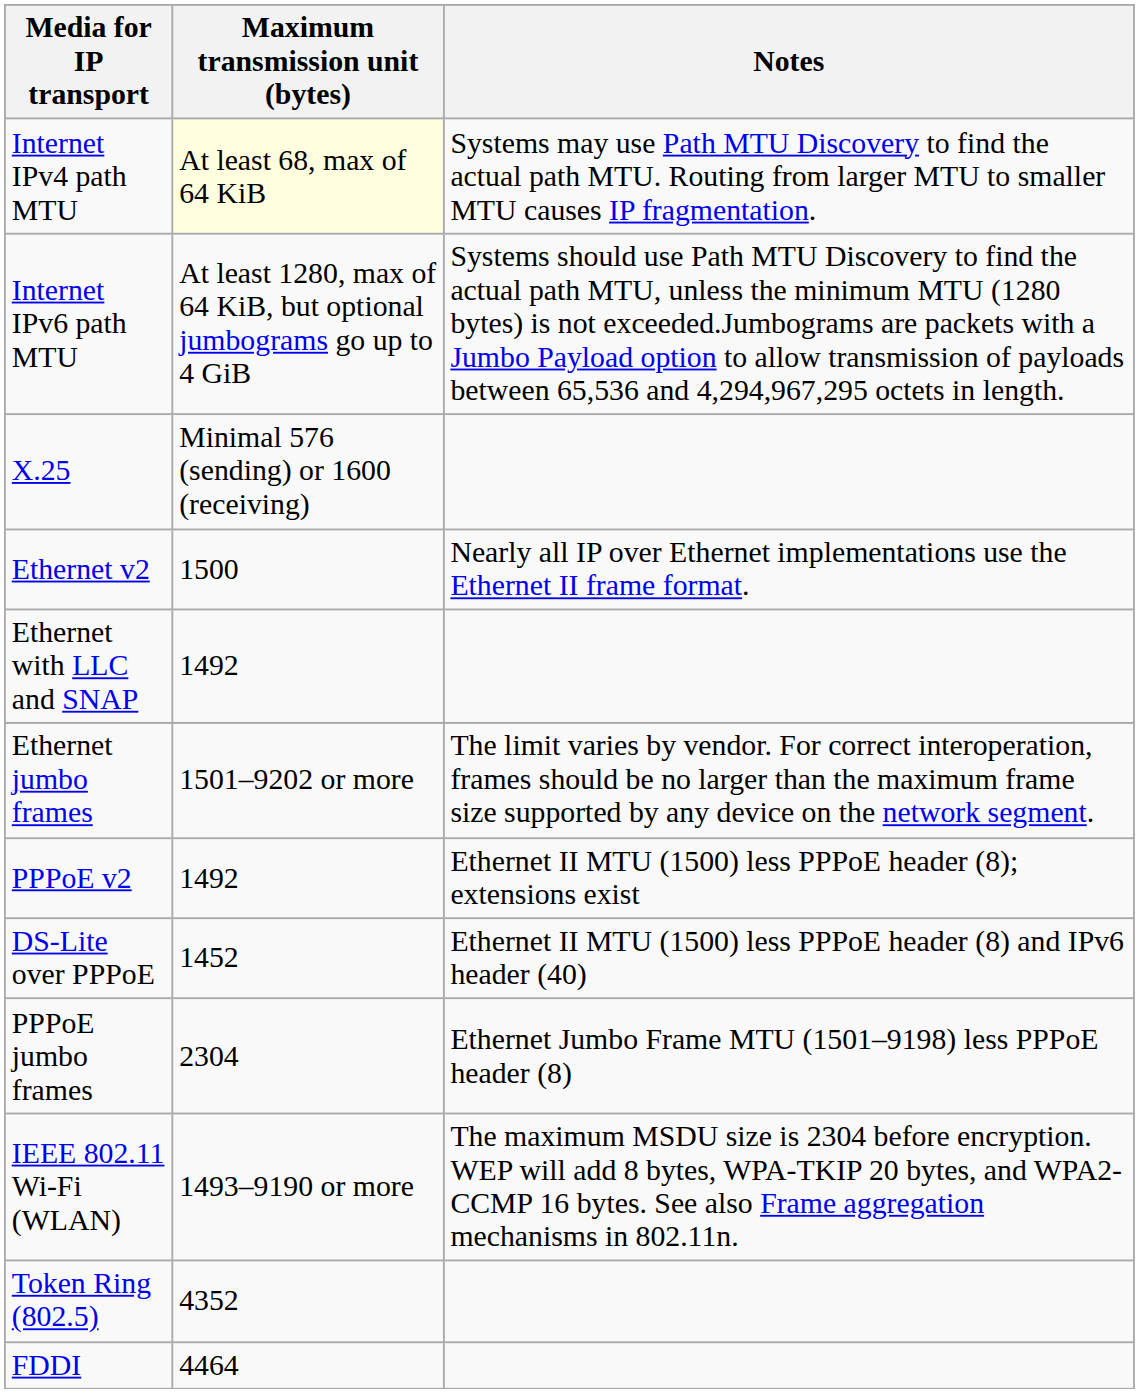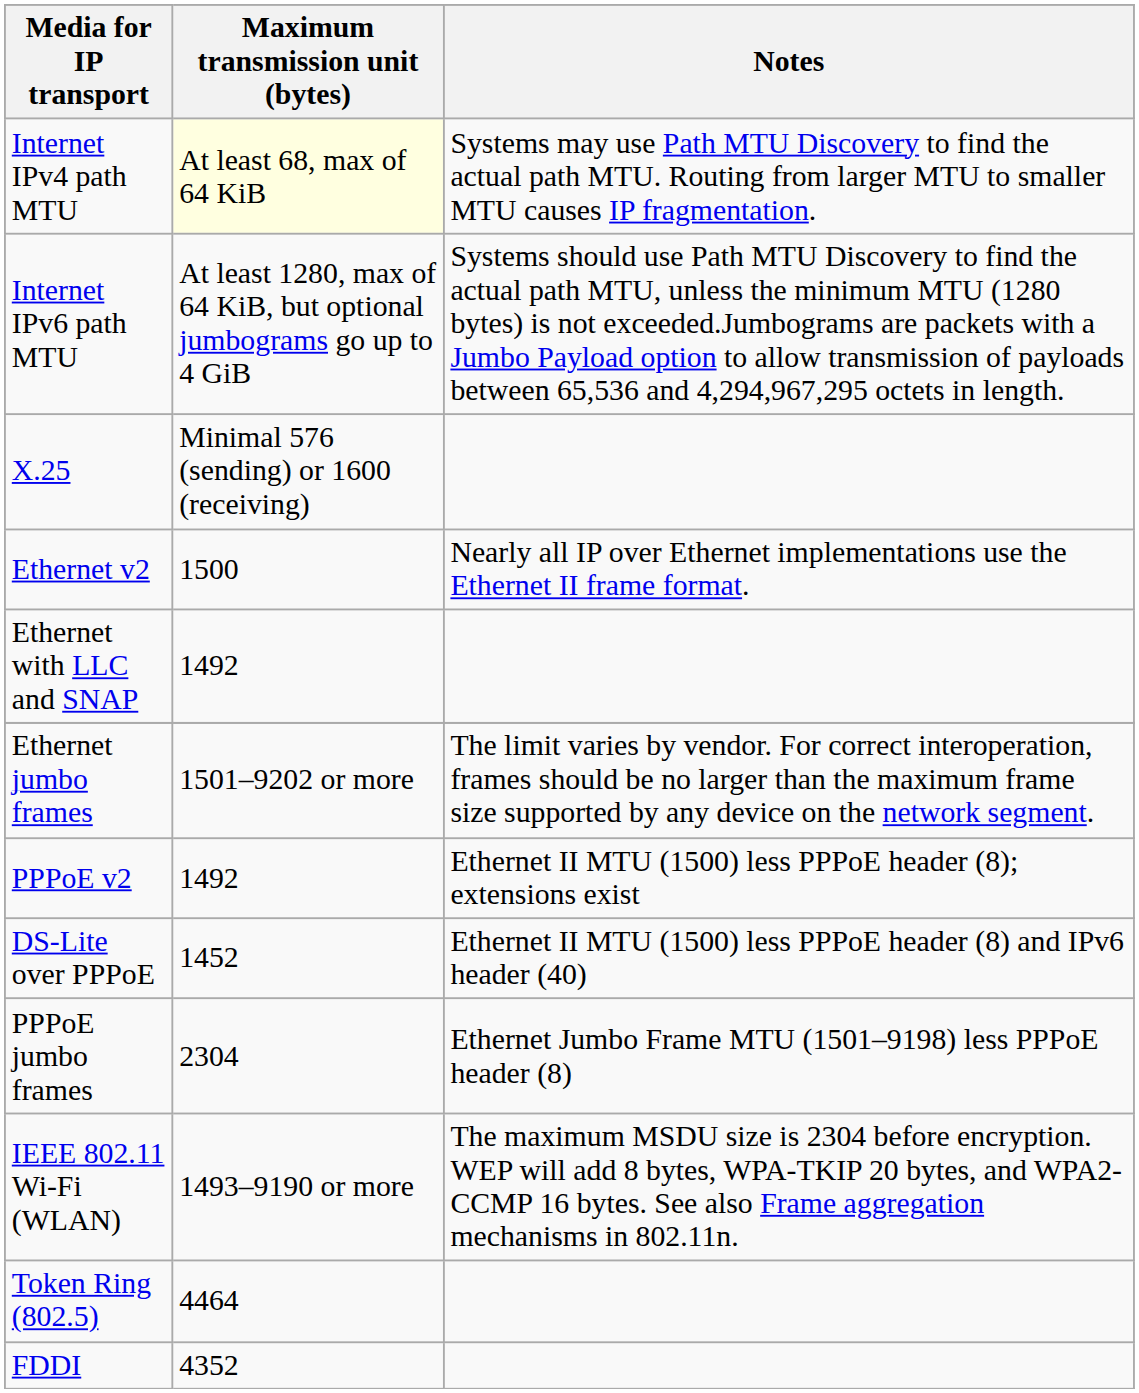(209, 1300) 4352 -> (209, 1300) 4464
(209, 1364) 4464 -> (209, 1364) 4352
